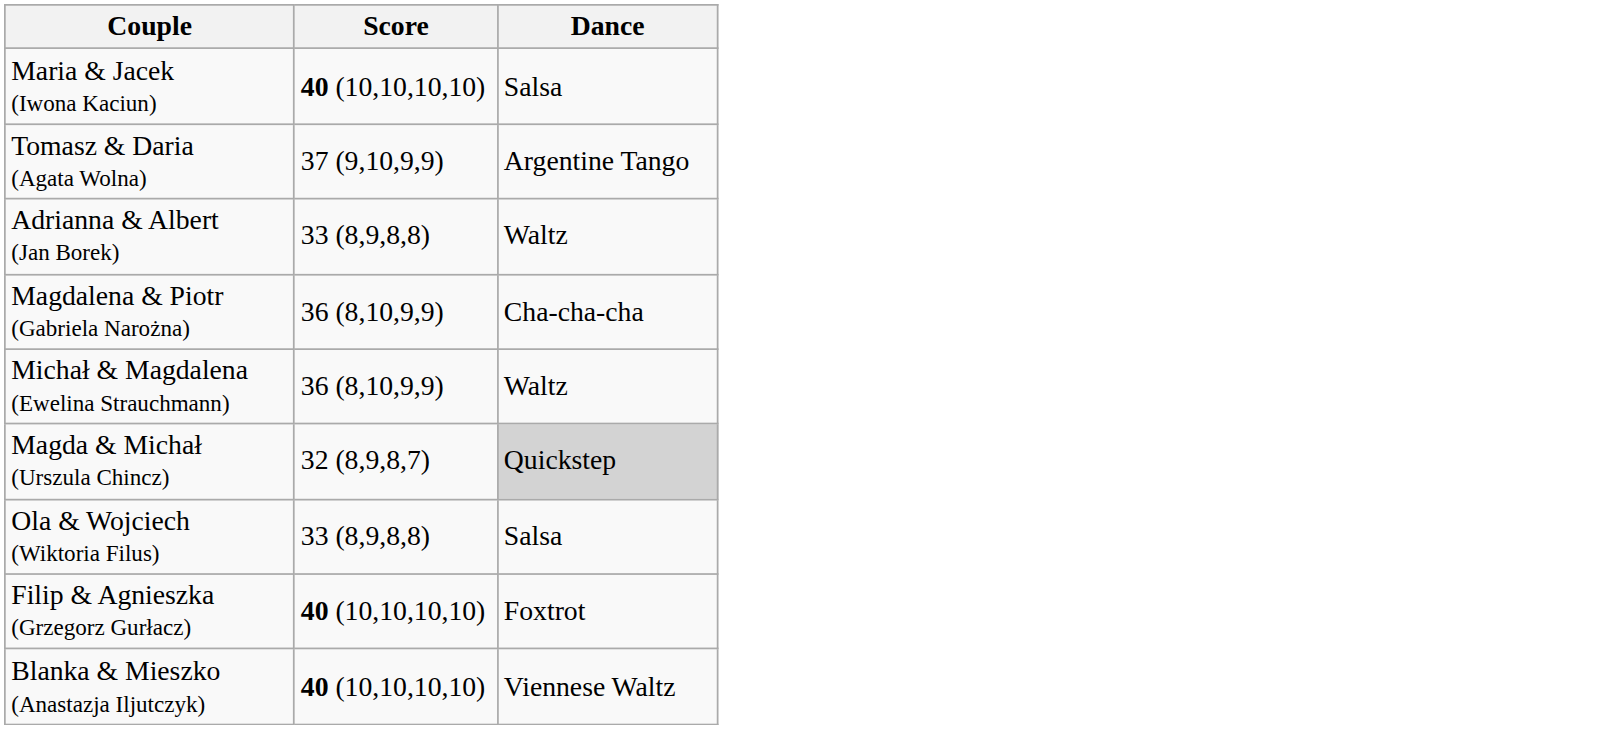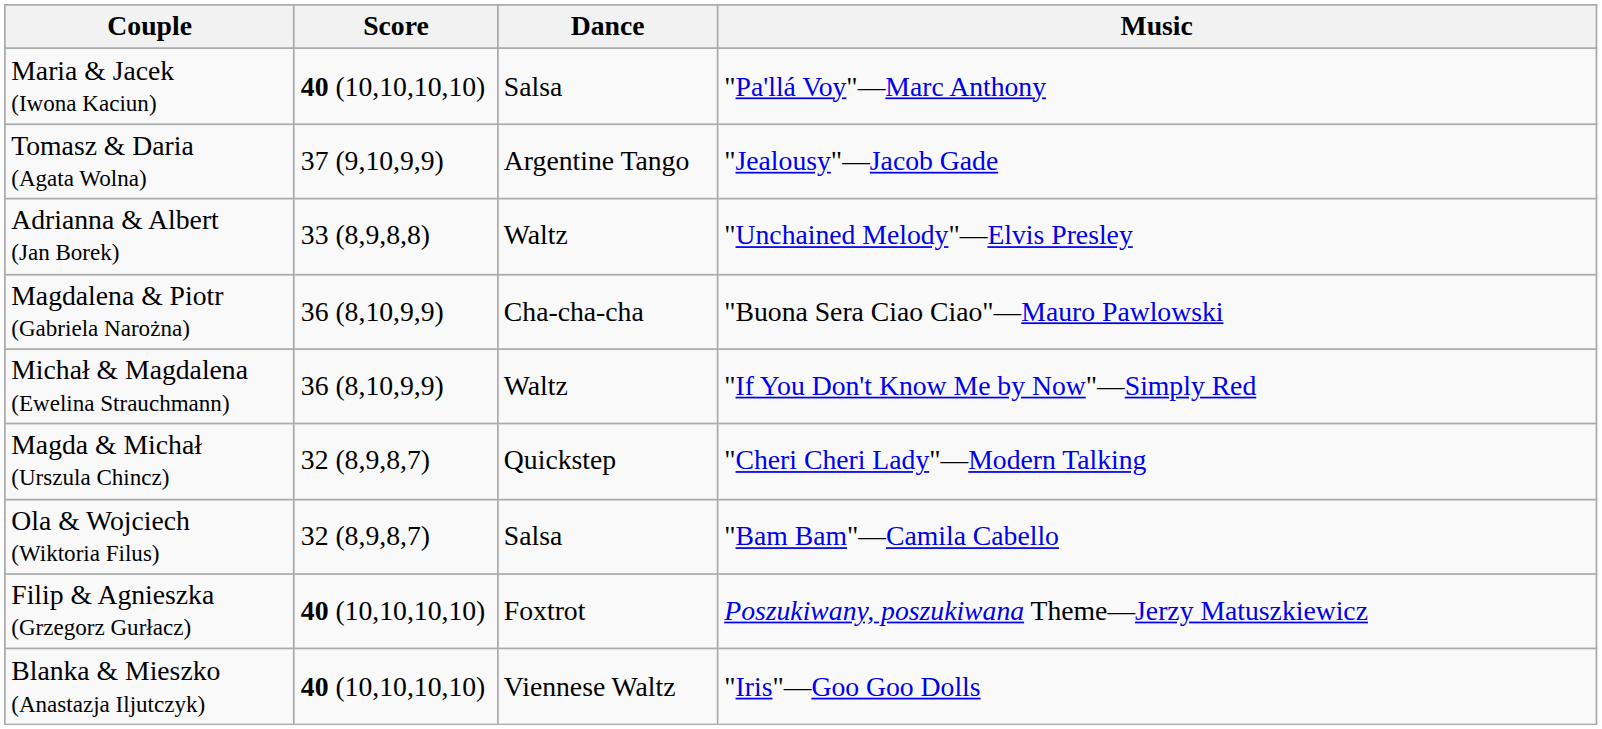+ column: (1157, 26)
(560, 461) lightgrey background -> (560, 461) no background
(365, 536) 33 (8,9,8,8) -> (365, 536) 32 (8,9,8,7)
